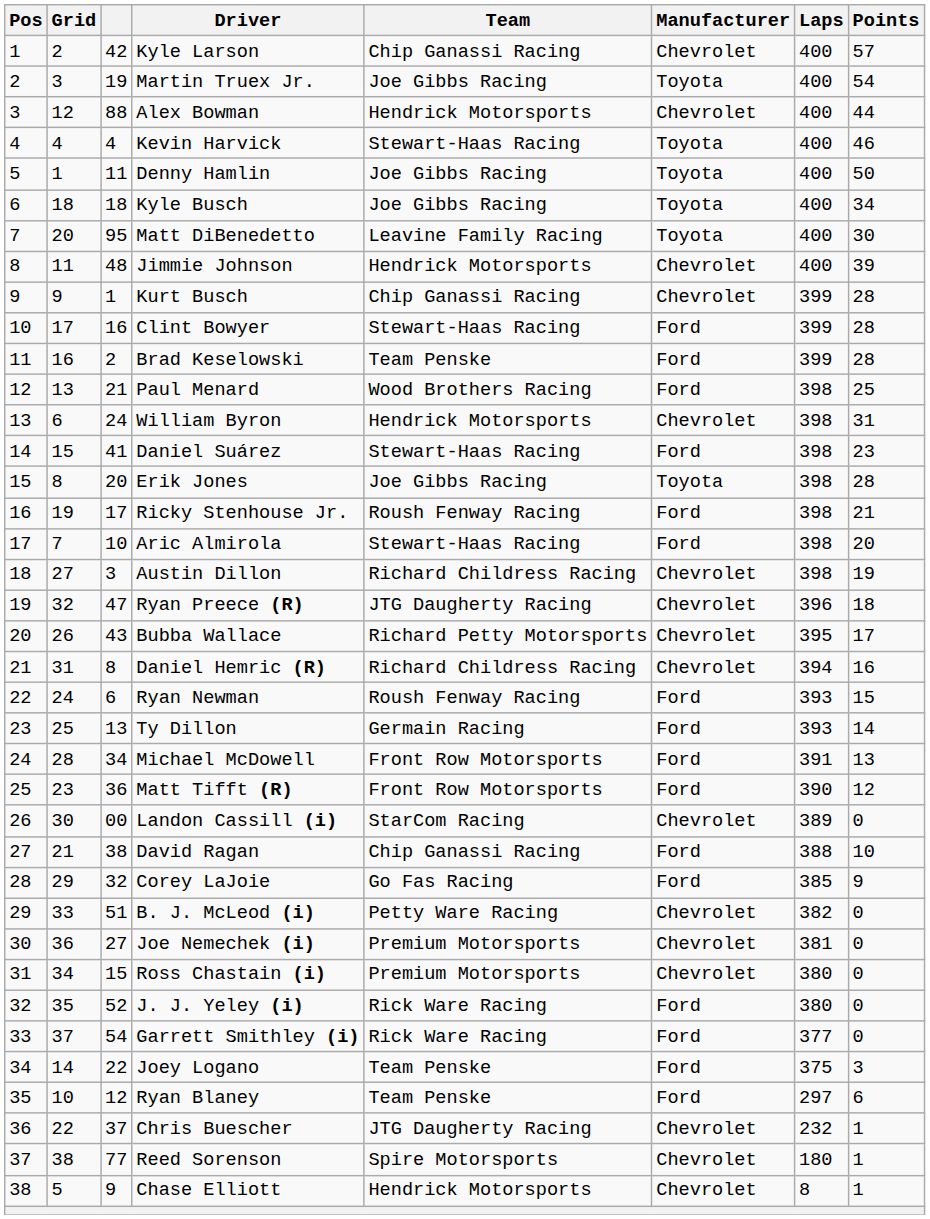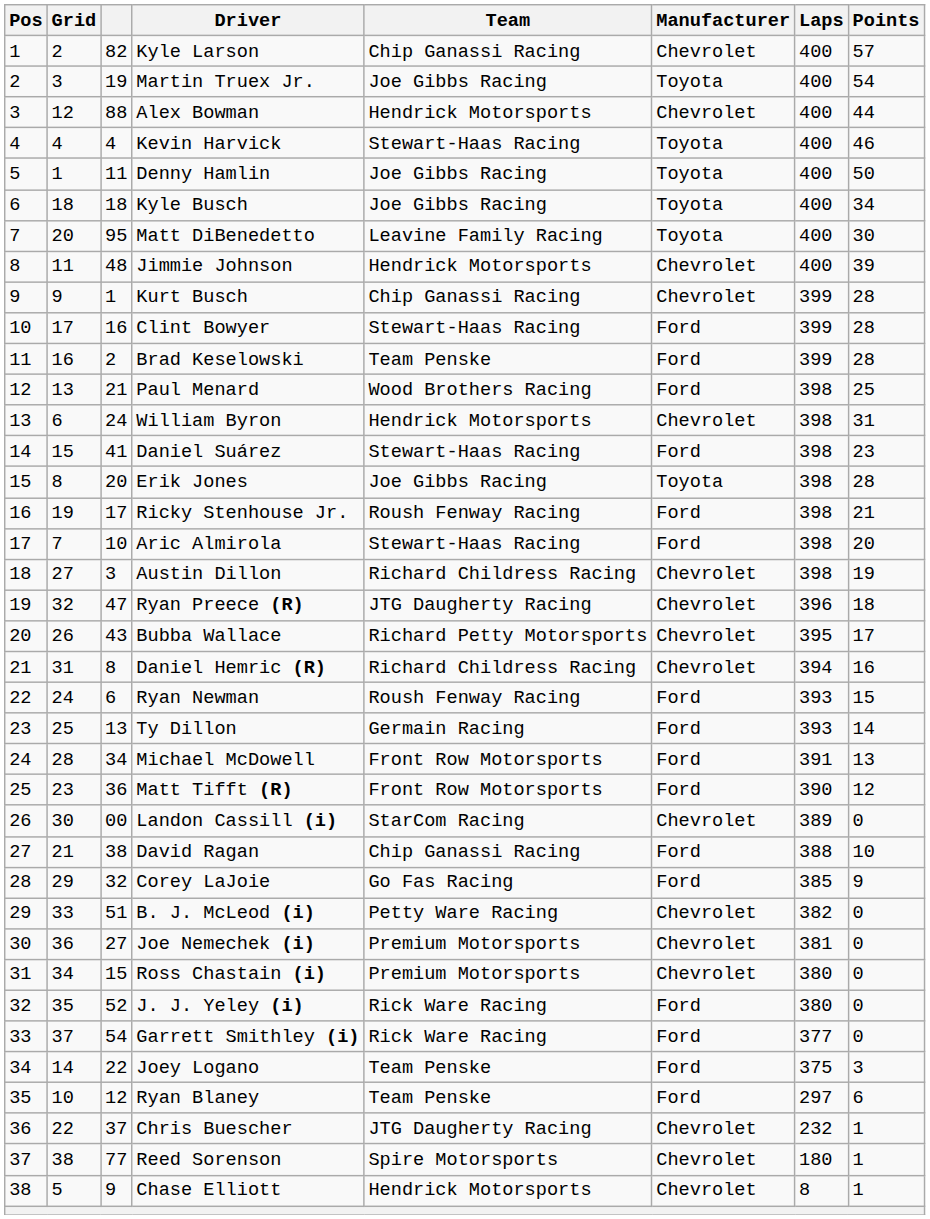(116, 51) 42 -> (116, 51) 82
